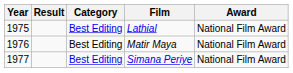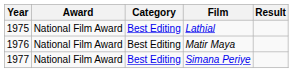columns swapped: (241, 12) <-> (49, 12)
